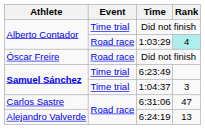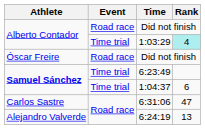(110, 27) Time trial -> (112, 27) Road race
(112, 42) Road race -> (110, 42) Time trial
(187, 87) 3 -> (187, 87) 6
